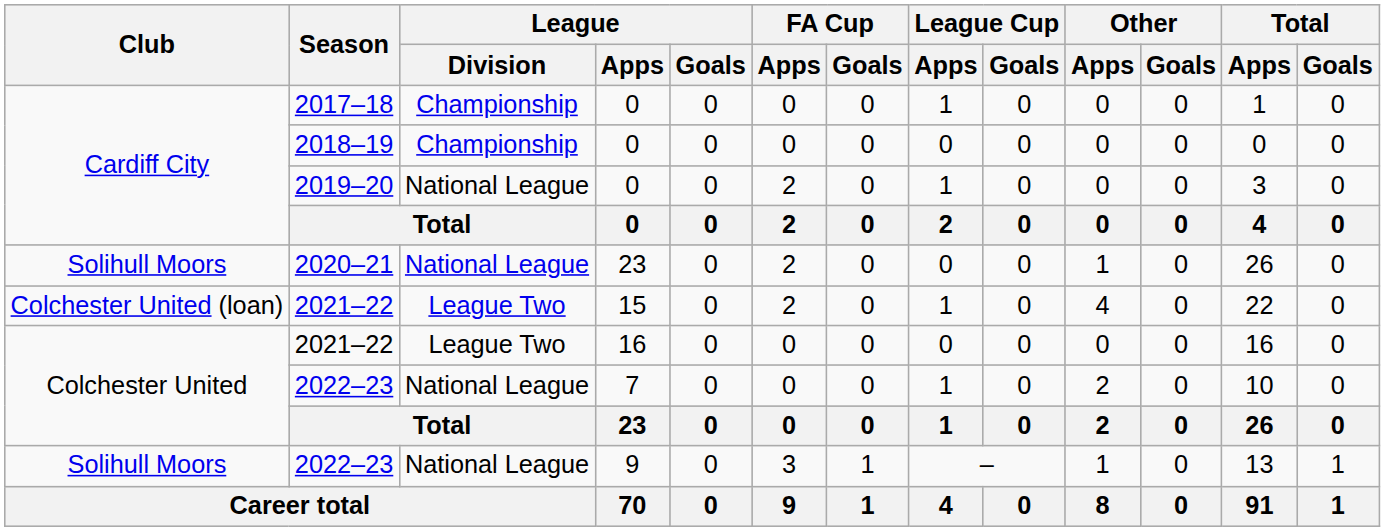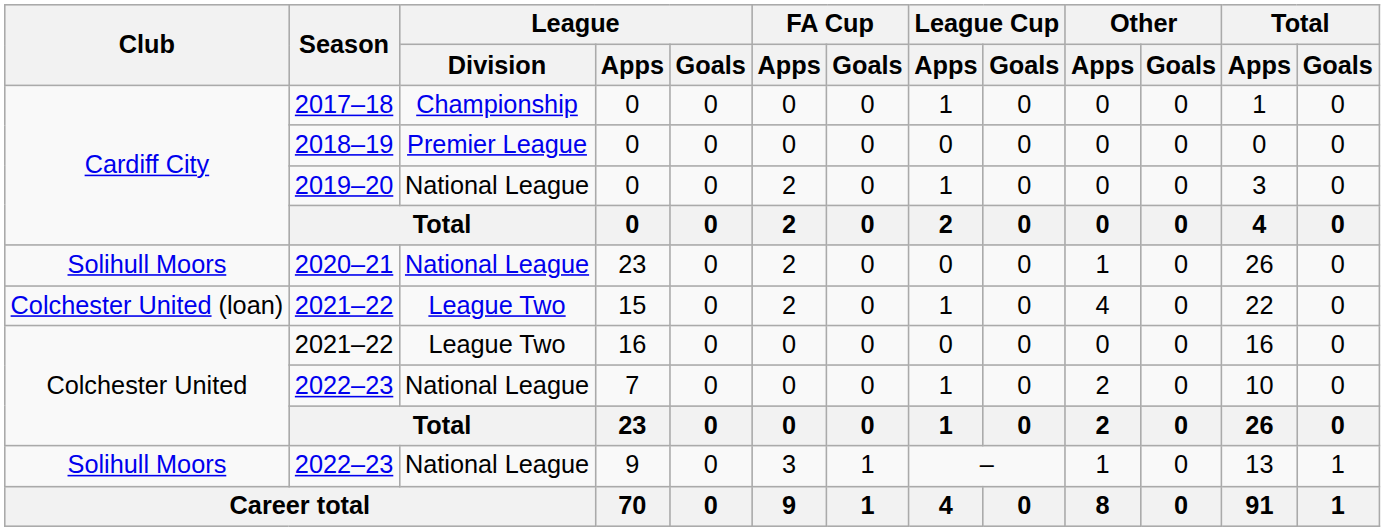(497, 144) Championship -> (497, 144) Premier League
